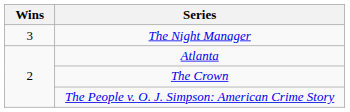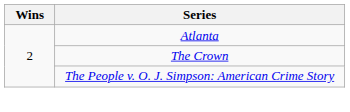- row: (200, 35)
